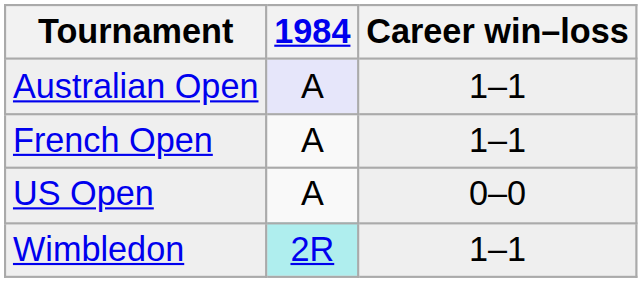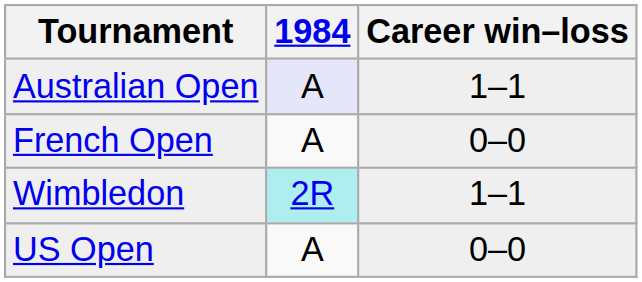(498, 140) 1–1 -> (498, 140) 0–0
rows swapped: (99, 248) <-> (83, 194)
